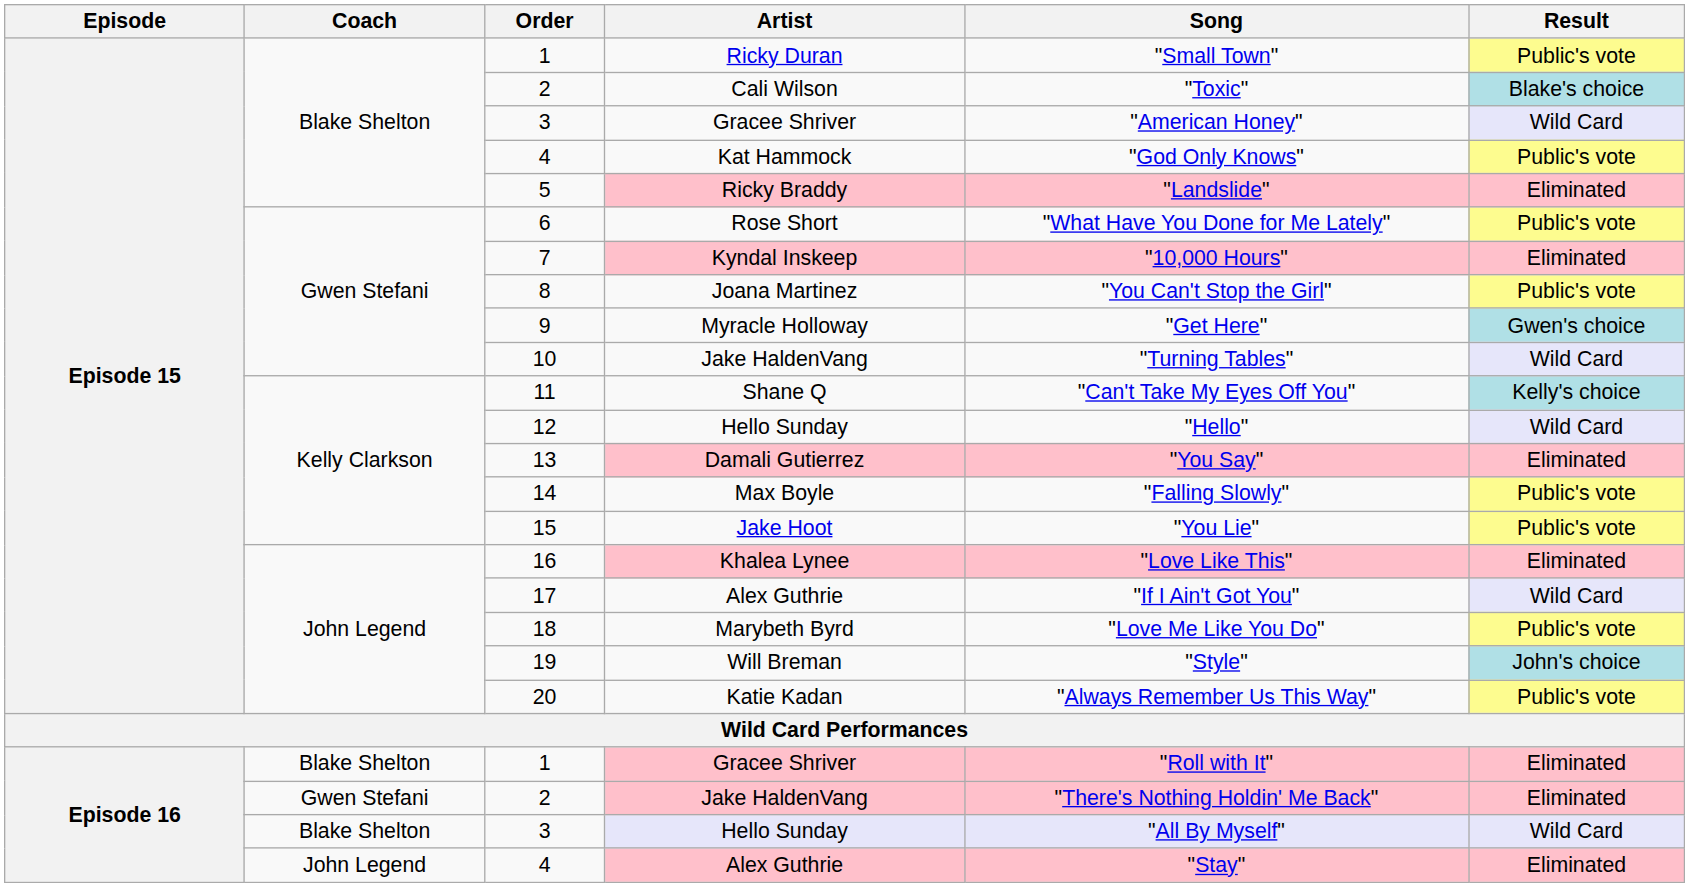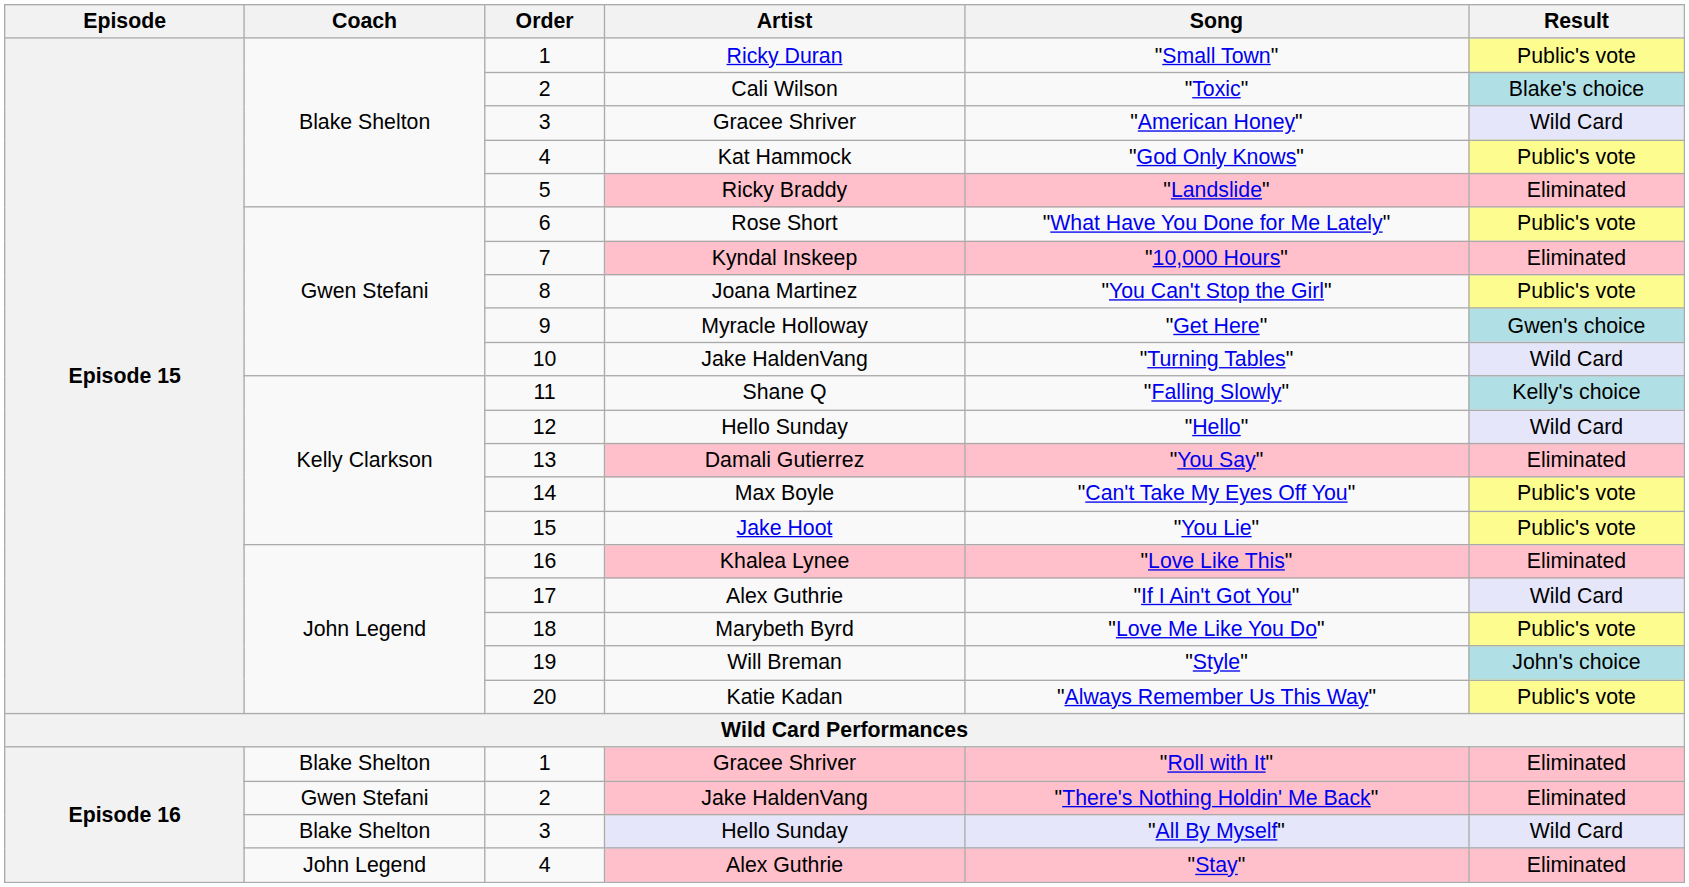(1216, 392) "Can't Take My Eyes Off You" -> (1216, 392) "Falling Slowly"
(1216, 493) "Falling Slowly" -> (1216, 493) "Can't Take My Eyes Off You"
